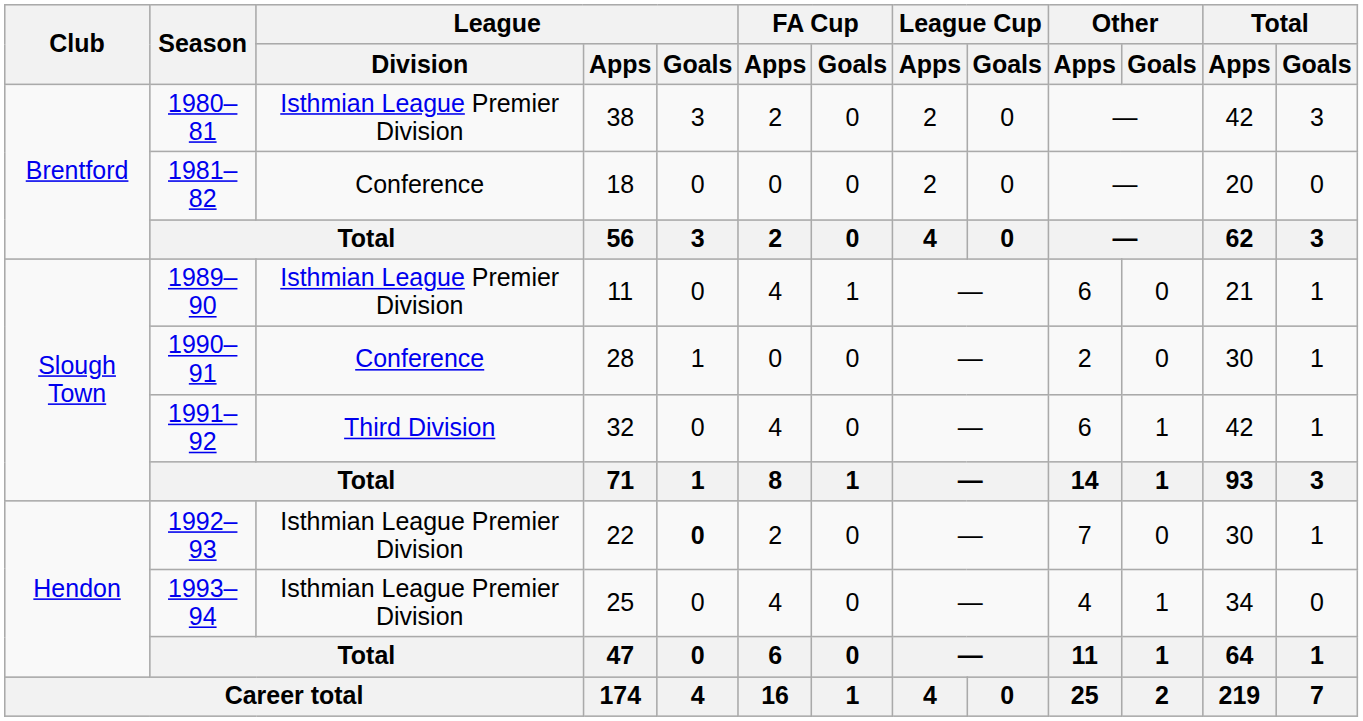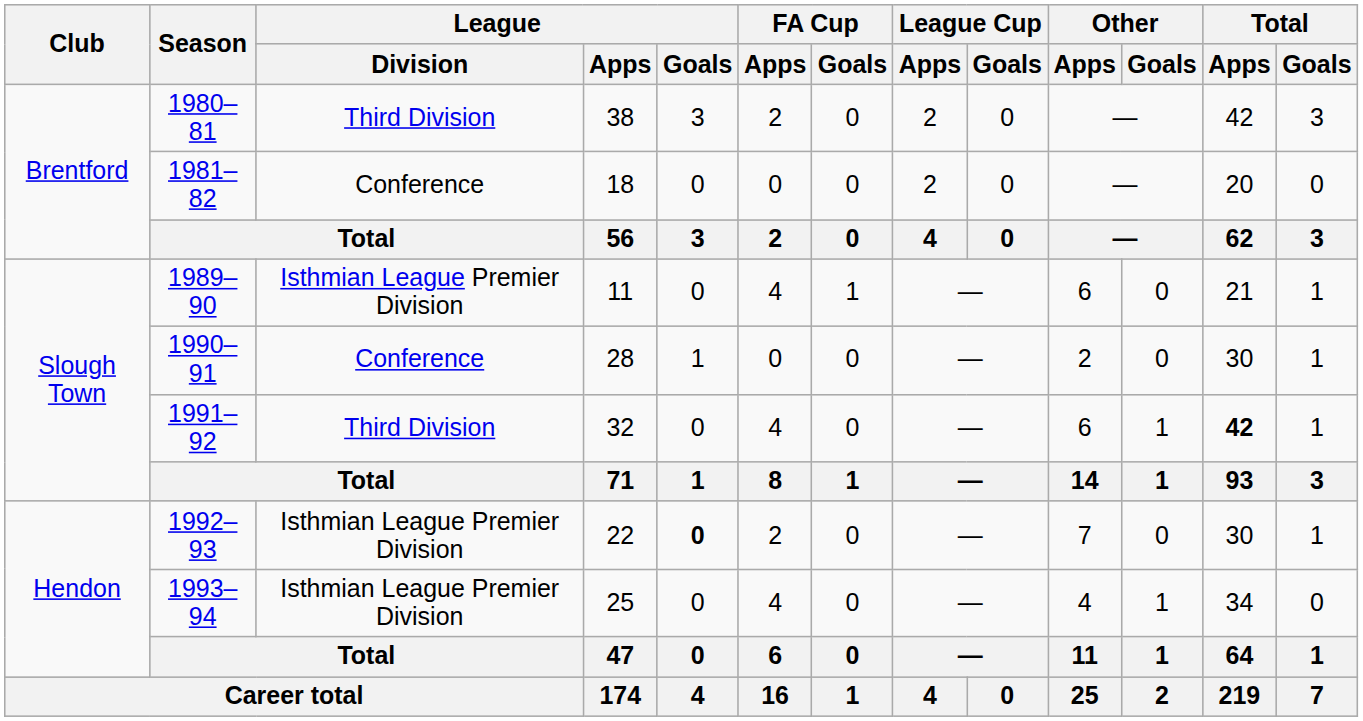(420, 117) Isthmian League Premier Division -> (420, 117) Third Division
(1239, 427) normal -> (1239, 427) bold
